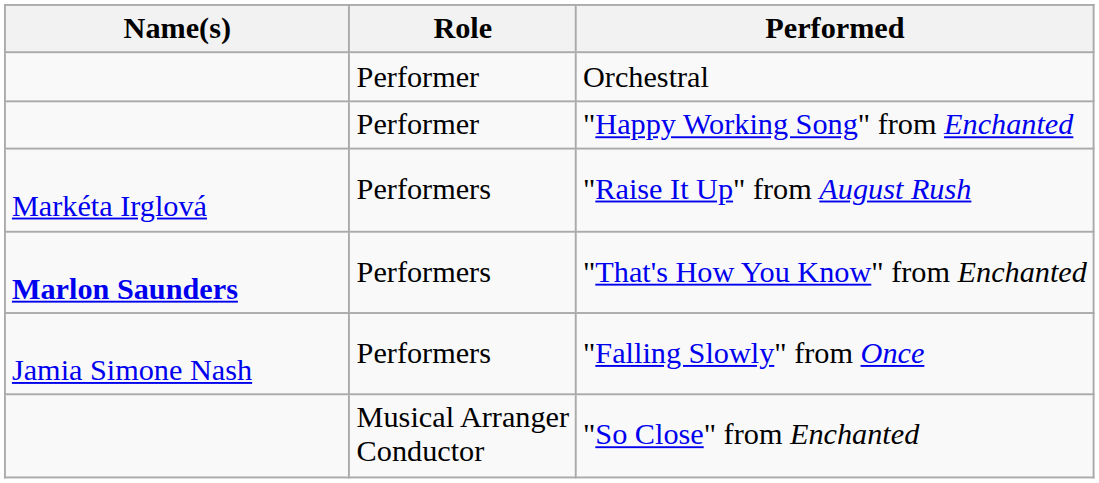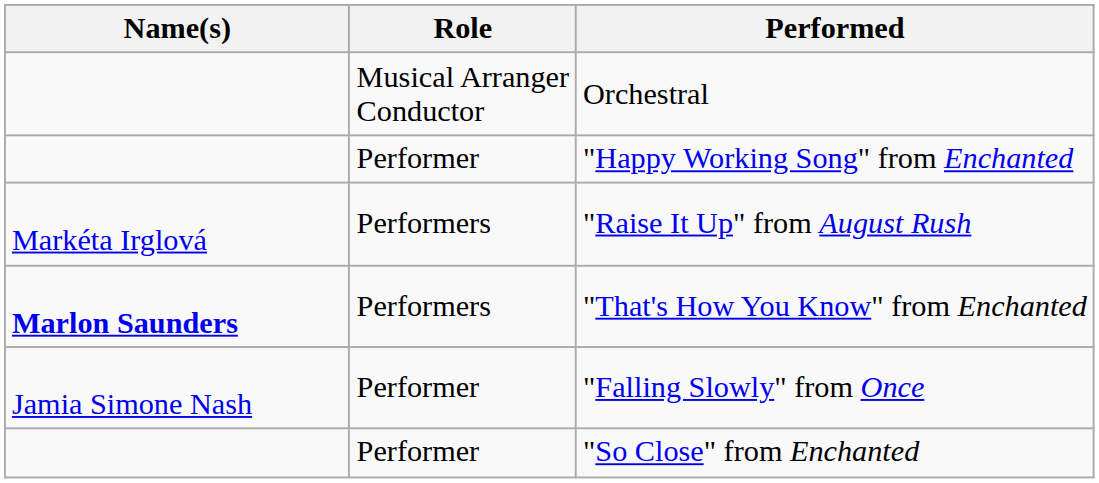(418, 76) Performer -> (463, 93) Musical Arranger Conductor
(424, 353) Performers -> (418, 387) Performer
(463, 435) Musical Arranger Conductor -> (418, 452) Performer
